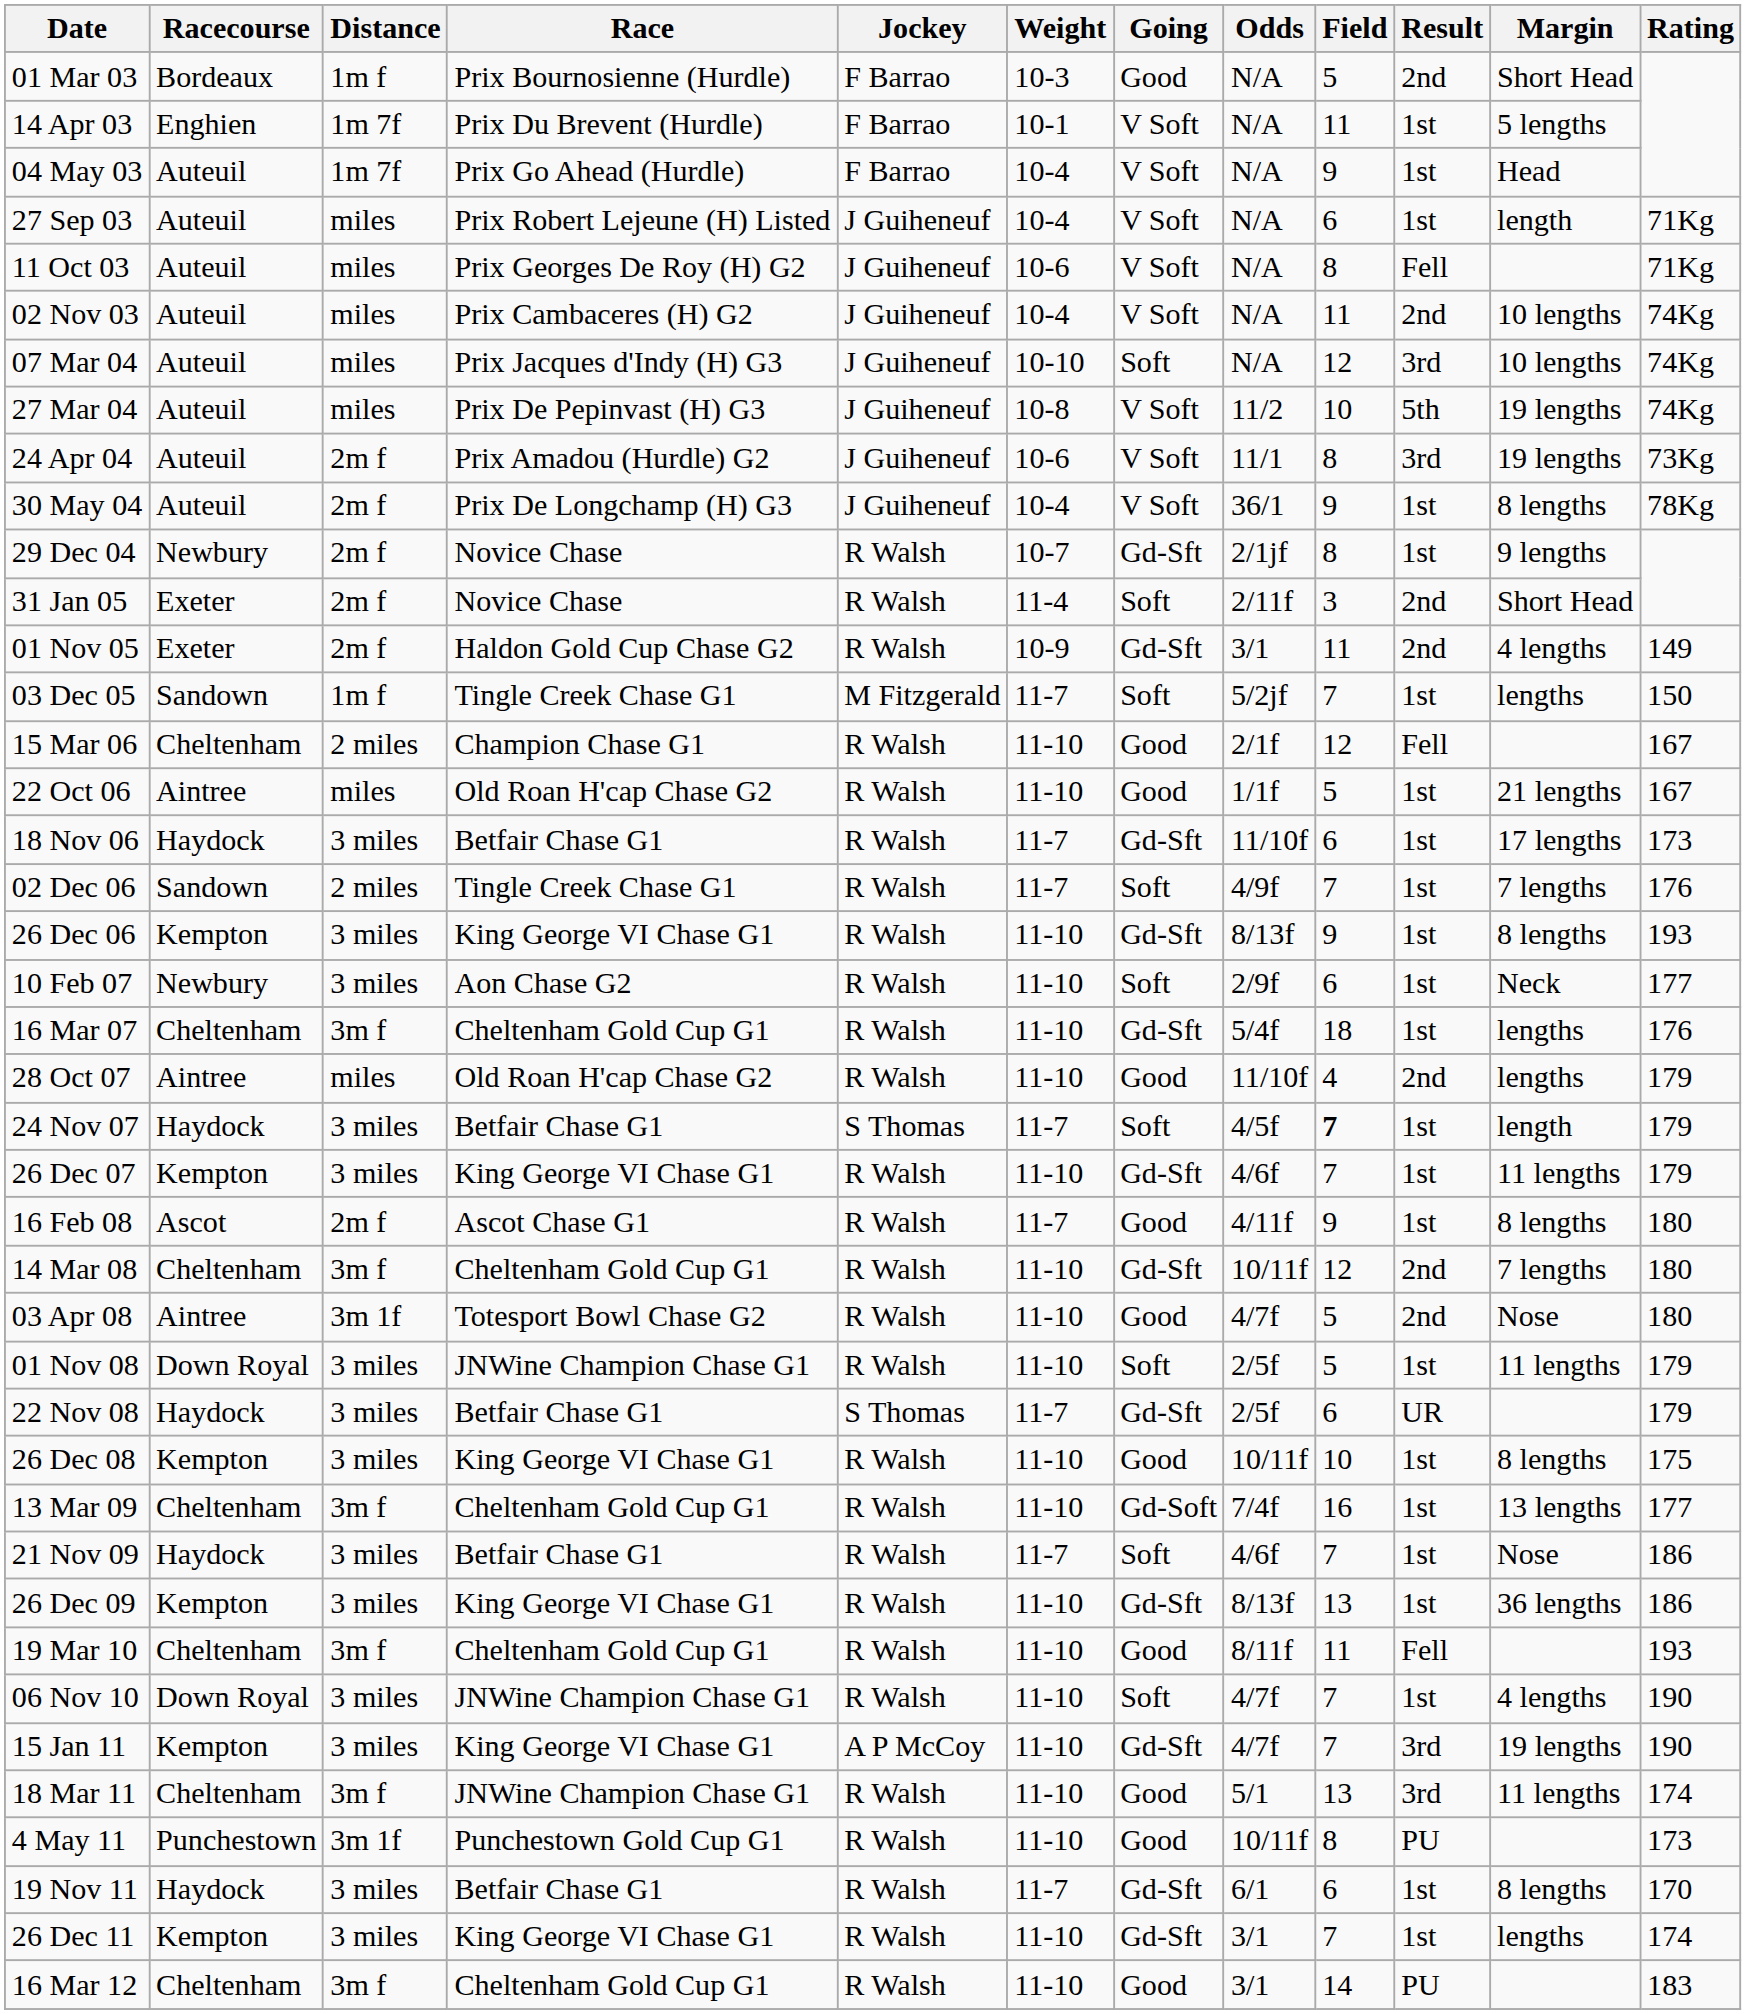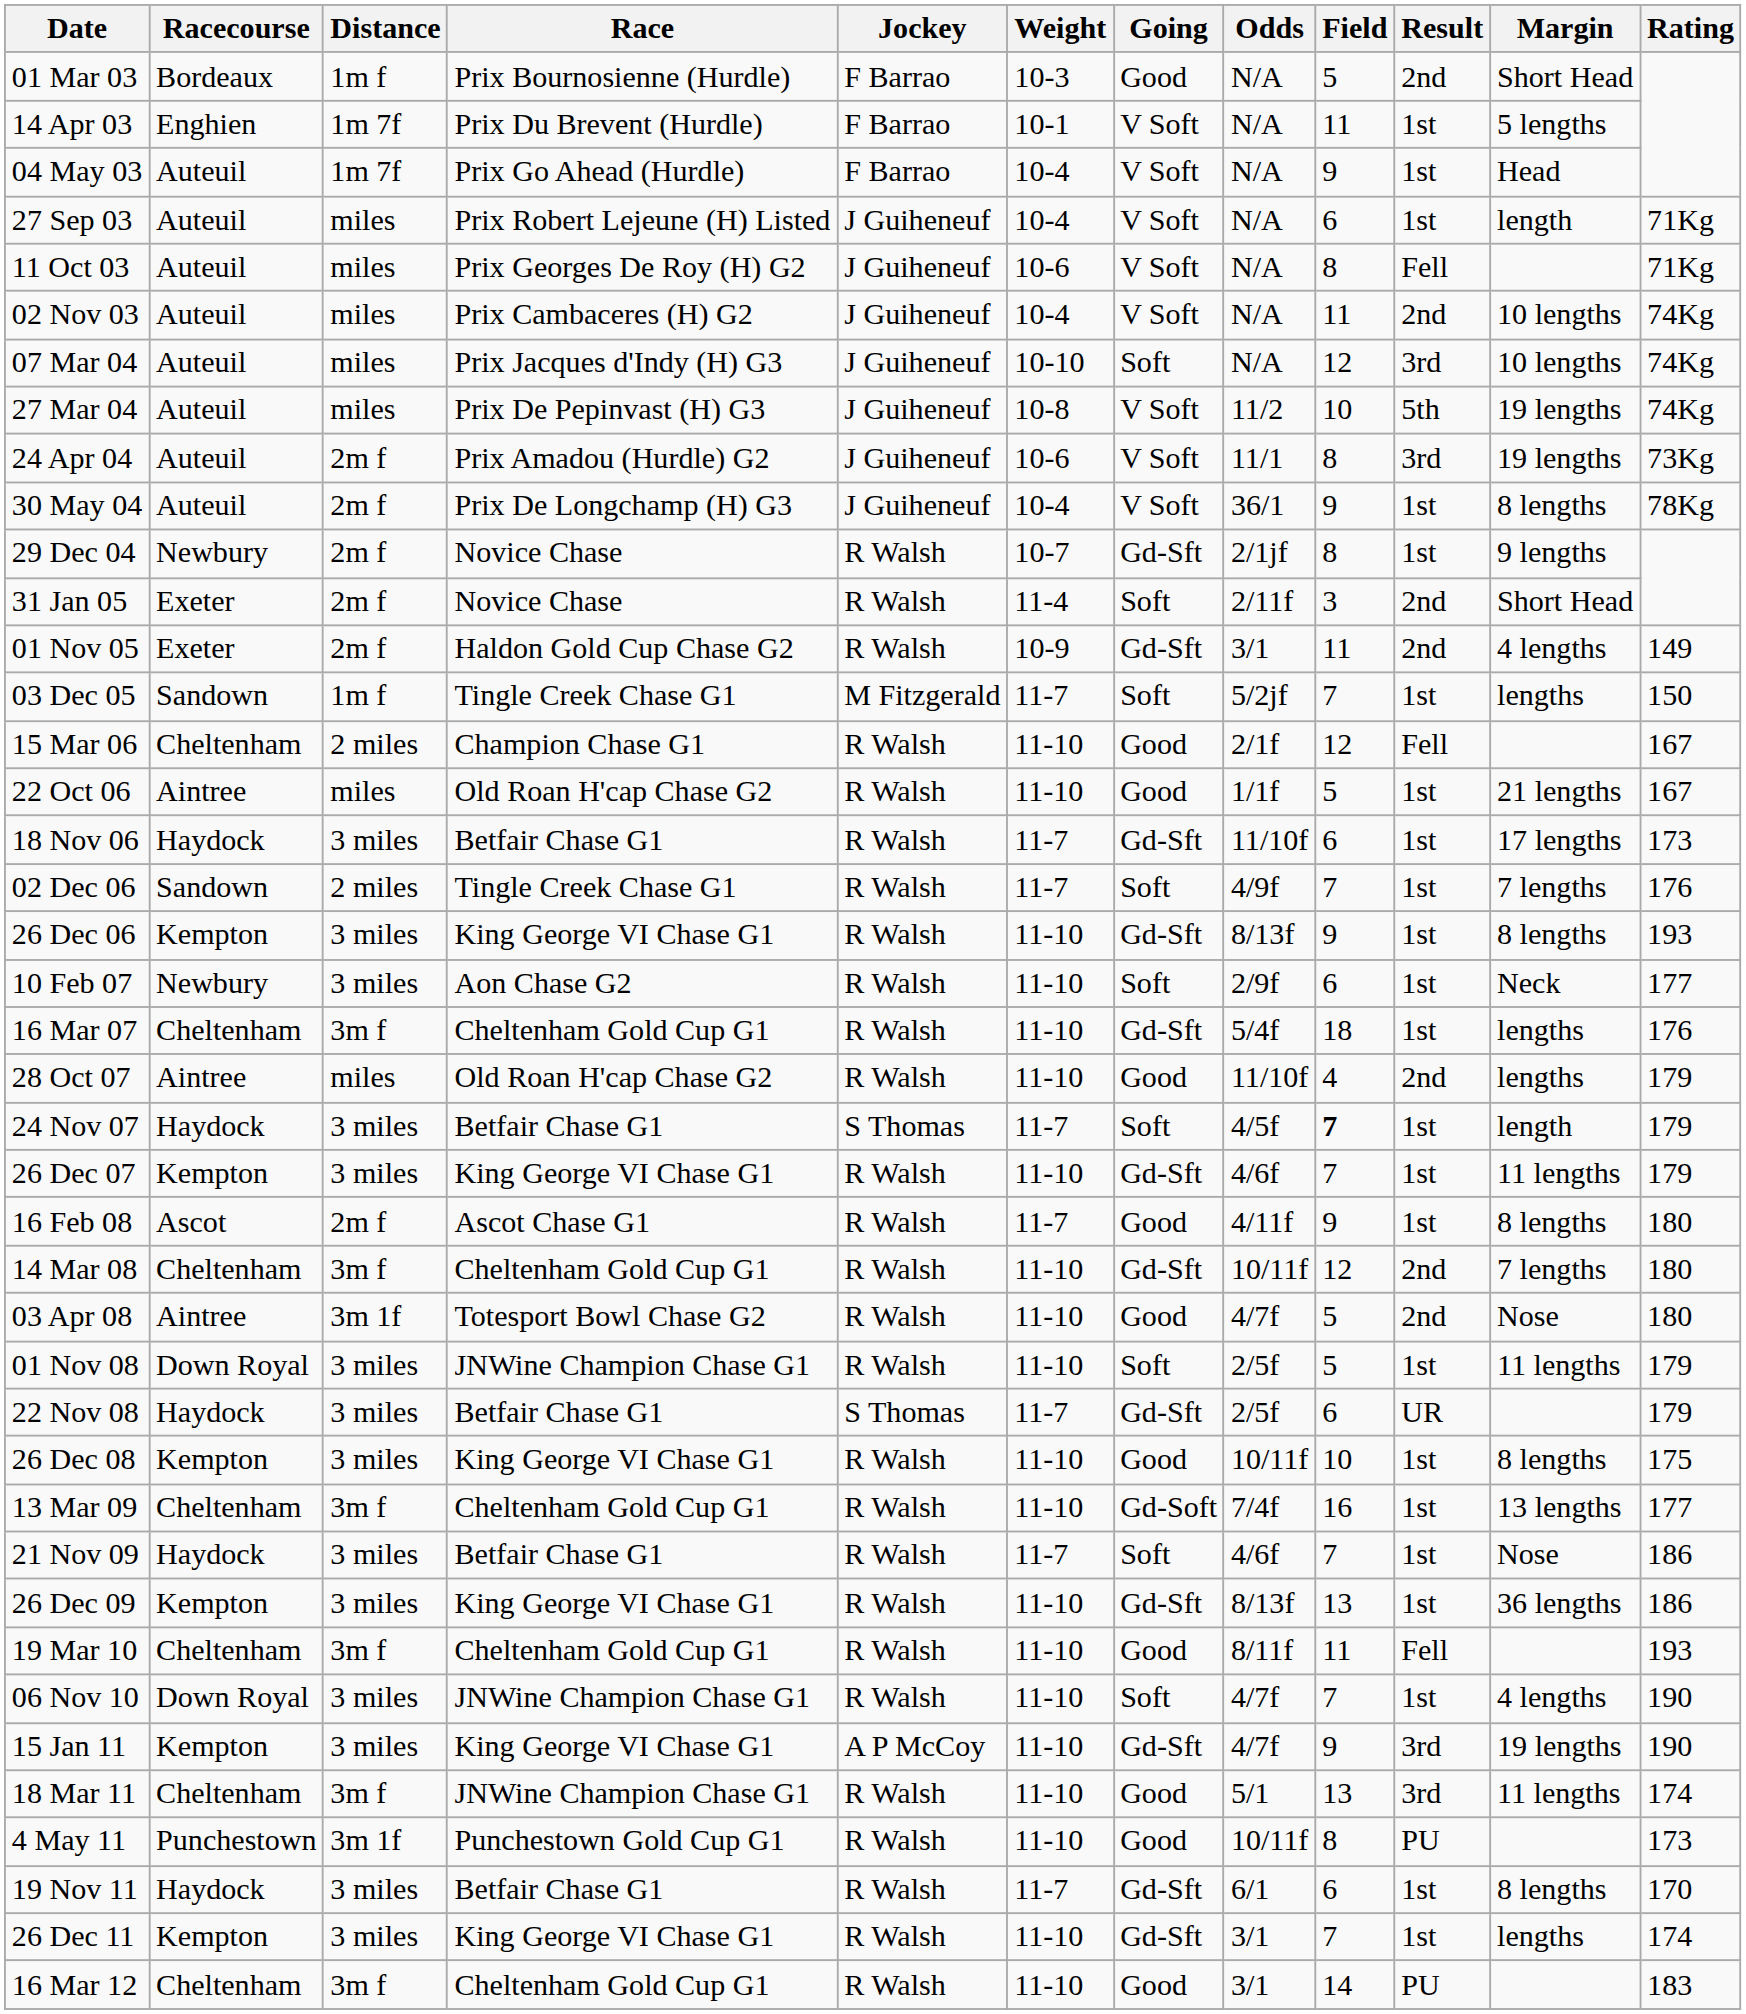(1330, 1745) 7 -> (1330, 1745) 9
